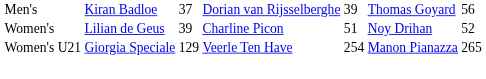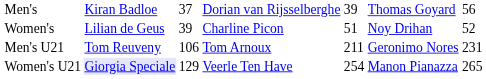+ row: (34, 47)
(130, 47) no background -> (130, 66) lavender background
